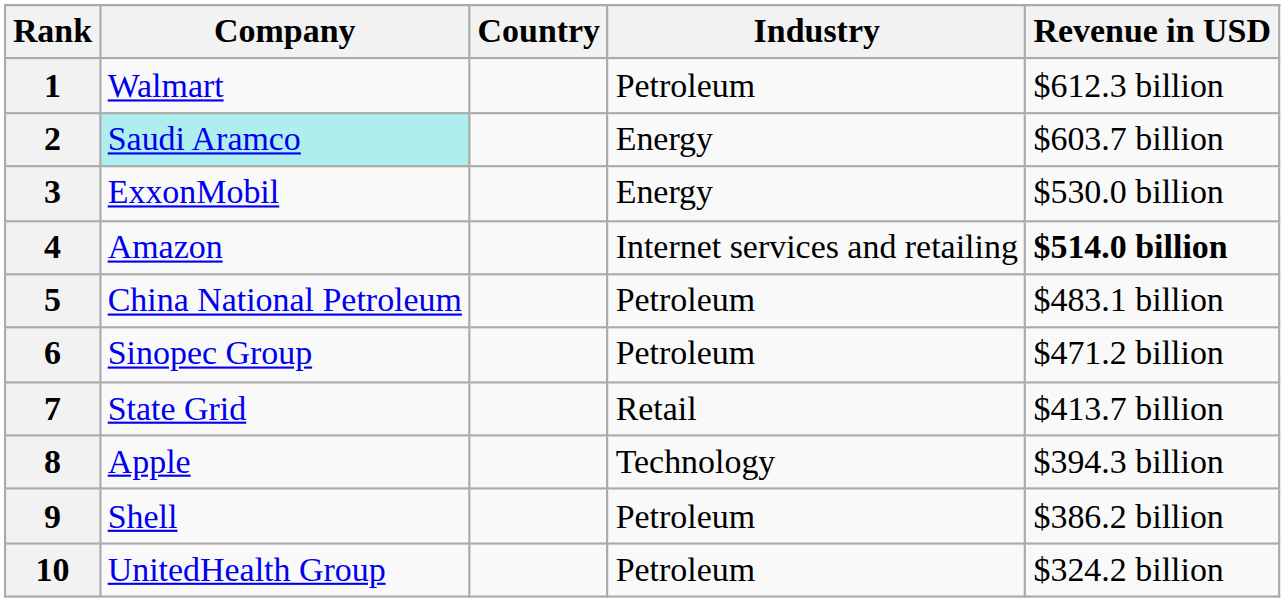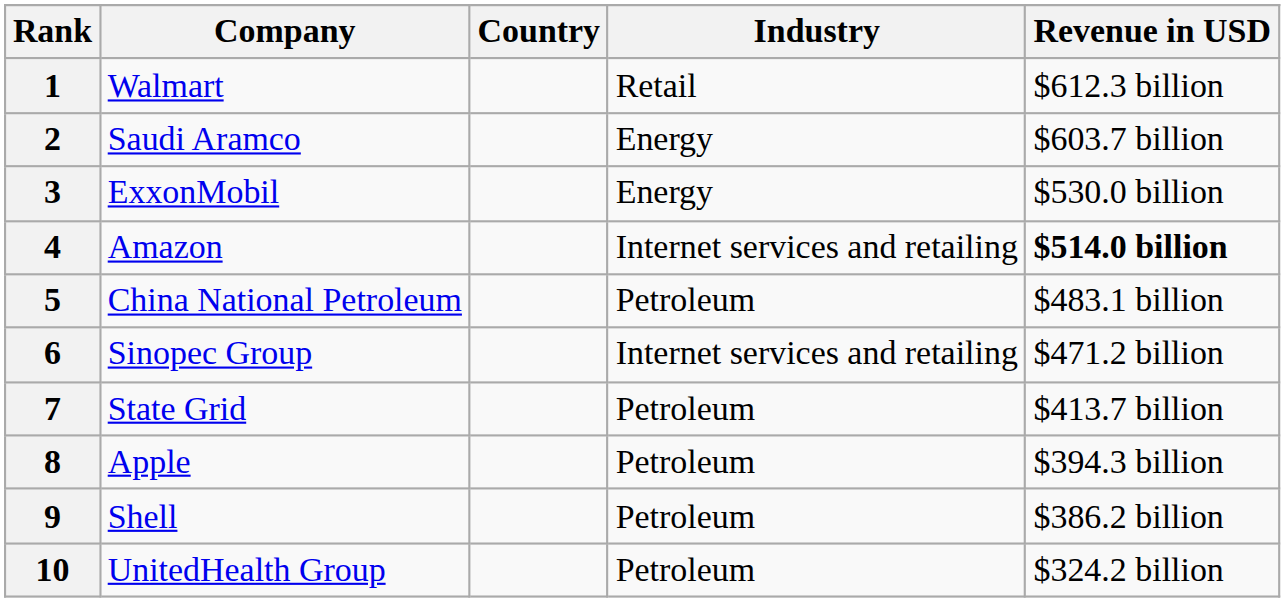(685, 85) Petroleum -> (656, 85) Retail
(204, 138) paleturquoise background -> (204, 138) no background
(685, 354) Petroleum -> (817, 354) Internet services and retailing
(656, 407) Retail -> (685, 407) Petroleum
(696, 461) Technology -> (685, 461) Petroleum
